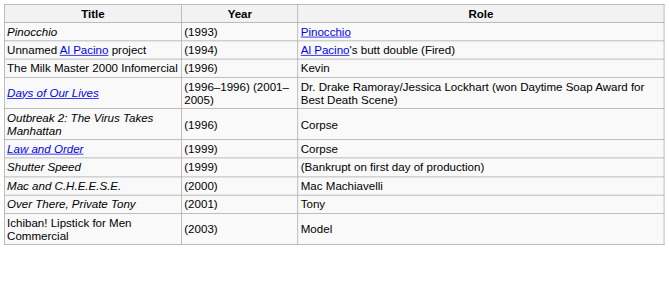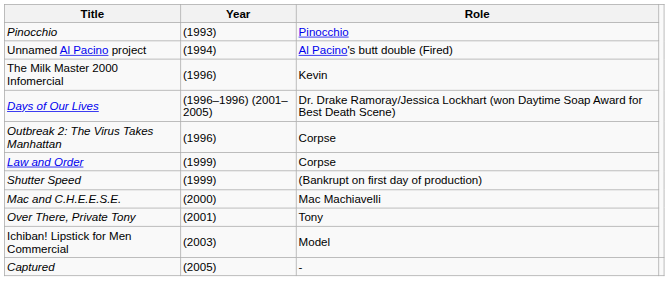+ row: (31, 267)
